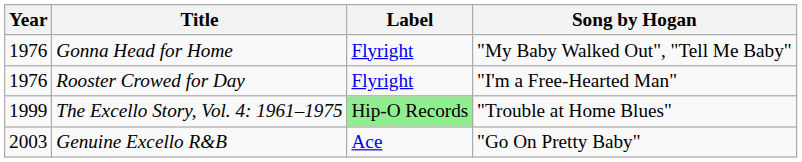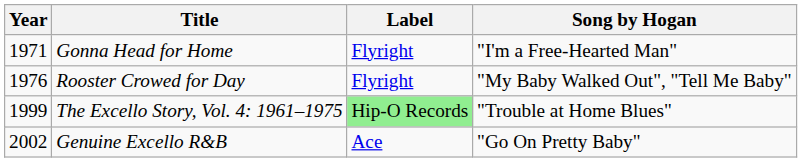(28, 50) 1976 -> (28, 50) 1971
(634, 50) "My Baby Walked Out", "Tell Me Baby" -> (577, 50) "I'm a Free-Hearted Man"
(577, 80) "I'm a Free-Hearted Man" -> (634, 80) "My Baby Walked Out", "Tell Me Baby"
(28, 141) 2003 -> (28, 141) 2002
